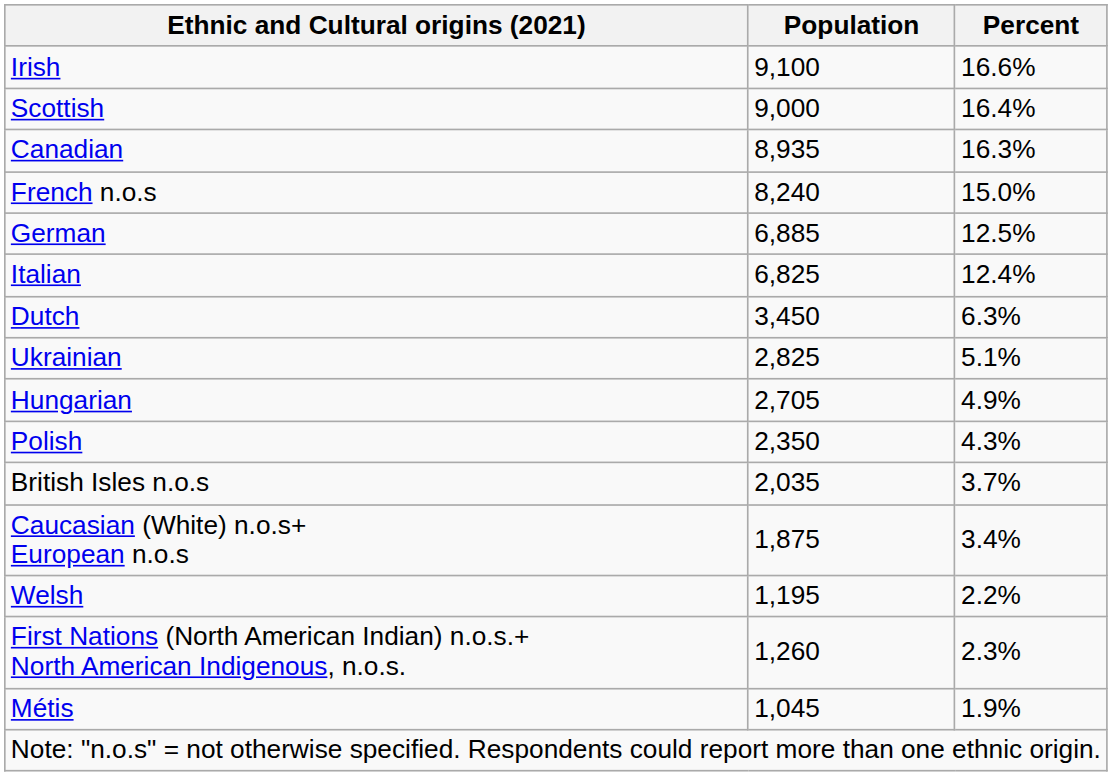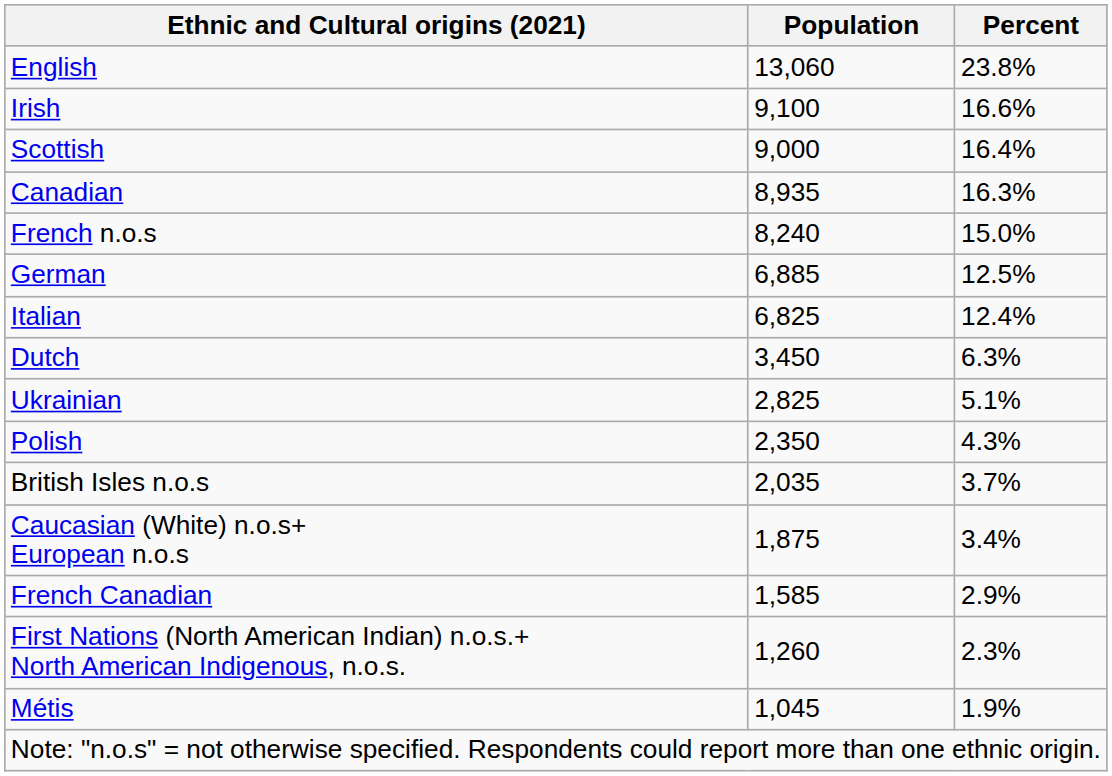+ row: (54, 66)
- row: (71, 399)
+ row: (112, 595)
- row: (47, 595)
